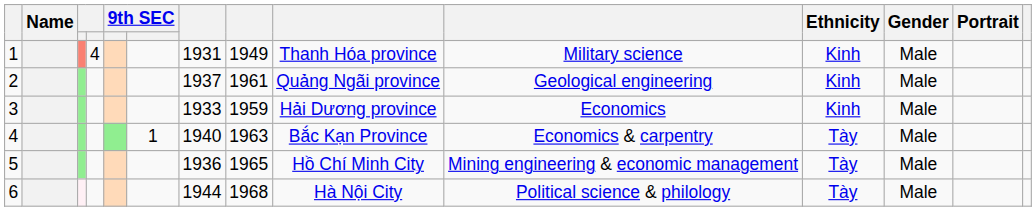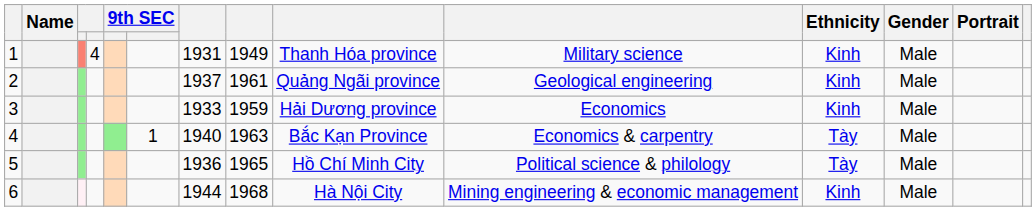(623, 164) Mining engineering & economic management -> (623, 164) Political science & philology
(623, 192) Political science & philology -> (623, 192) Mining engineering & economic management
(843, 192) Tày -> (843, 192) Kinh
